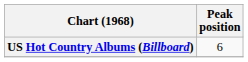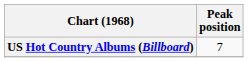(220, 47) 6 -> (220, 47) 7
